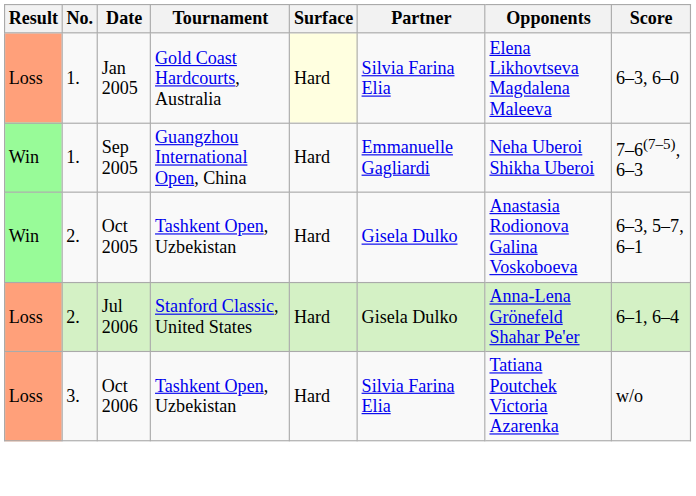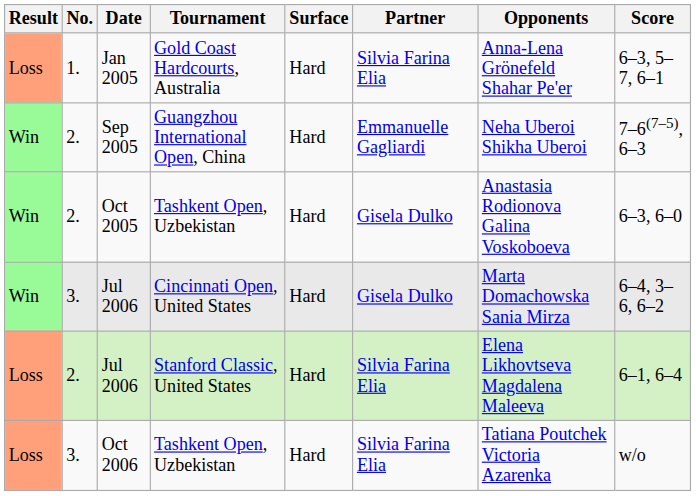(312, 78) lightyellow background -> (307, 67) no background
(534, 78) Elena Likhovtseva Magdalena Maleeva -> (527, 67) Anna-Lena Grönefeld Shahar Pe'er
(648, 78) 6–3, 6–0 -> (646, 67) 6–3, 5–7, 6–1
(73, 157) 1. -> (73, 137) 2.
(650, 237) 6–3, 5–7, 6–1 -> (650, 216) 6–3, 6–0
+ row: (120, 296)
(410, 316) Gisela Dulko -> (403, 375) Silvia Farina Elia
(534, 316) Anna-Lena Grönefeld Shahar Pe'er -> (527, 375) Elena Likhovtseva Magdalena Maleeva
